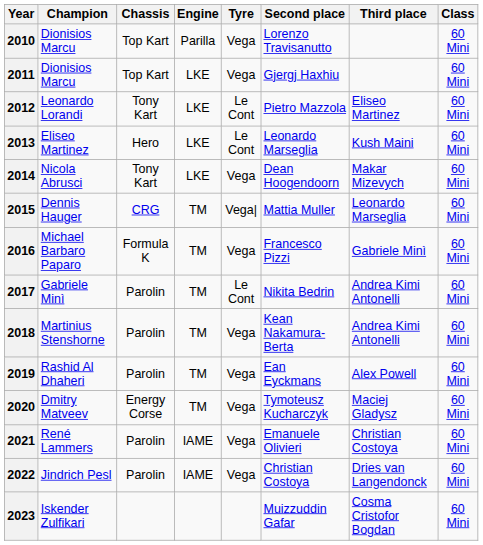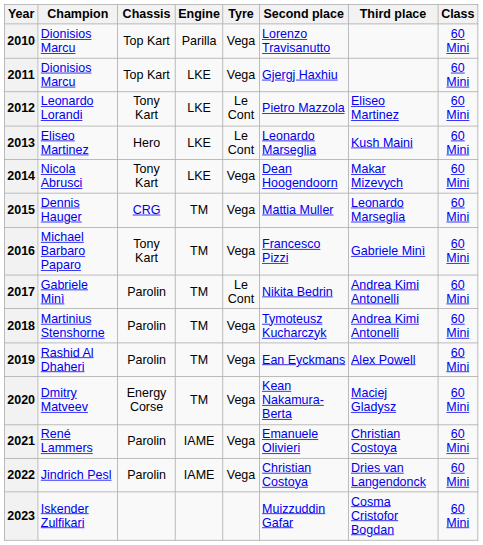(241, 210) Vega| -> (241, 210) Vega
(146, 251) Formula K -> (147, 251) Tony Kart
(294, 332) Kean Nakamura-Berta -> (294, 325) Tymoteusz Kucharczyk
(296, 407) Tymoteusz Kucharczyk -> (293, 400) Kean Nakamura-Berta
